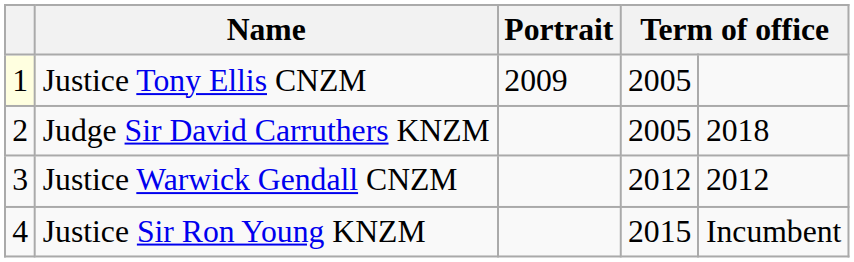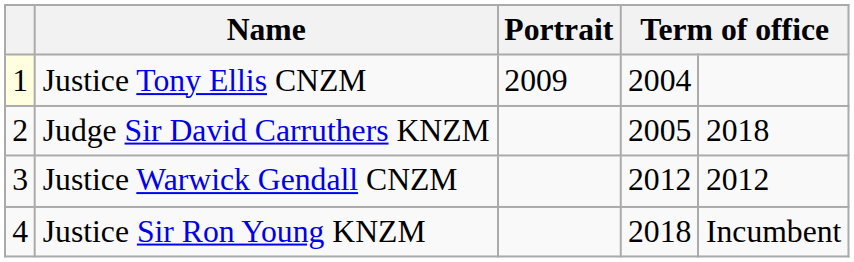(660, 79) 2005 -> (660, 79) 2004
(660, 230) 2015 -> (660, 230) 2018
